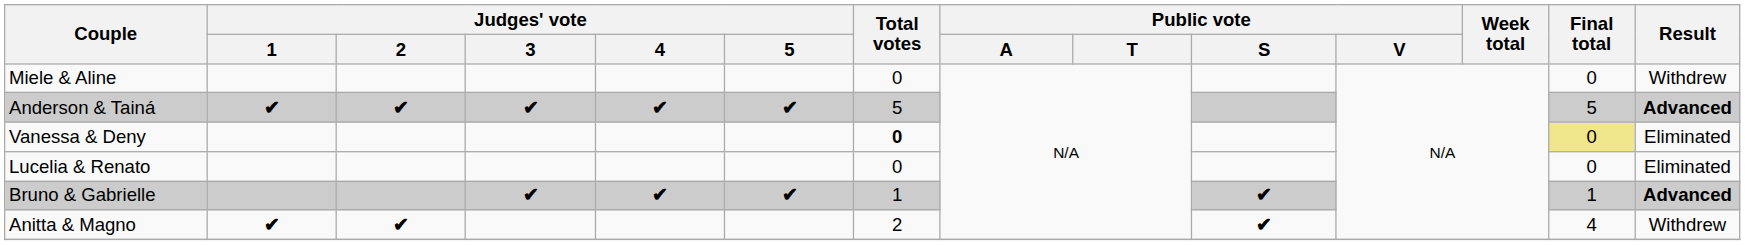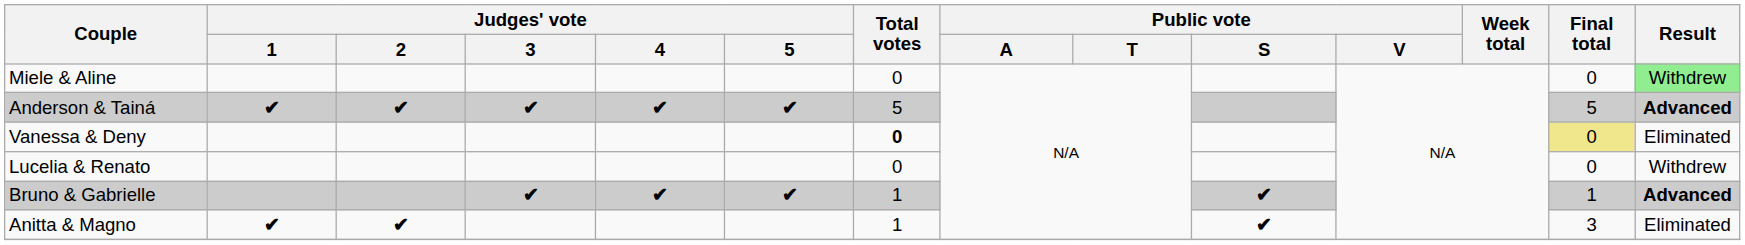(1687, 78) no background -> (1687, 78) lightgreen background
(1687, 166) Eliminated -> (1687, 166) Withdrew
(897, 225) 2 -> (897, 225) 1
(1592, 225) 4 -> (1592, 225) 3
(1687, 225) Withdrew -> (1687, 225) Eliminated
